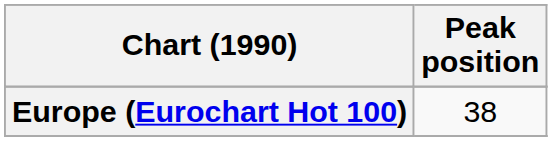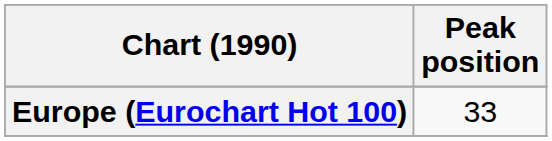(480, 111) 38 -> (480, 111) 33
